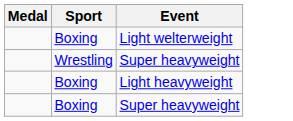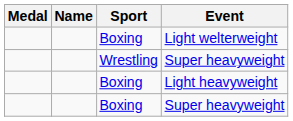+ column: (74, 16)
